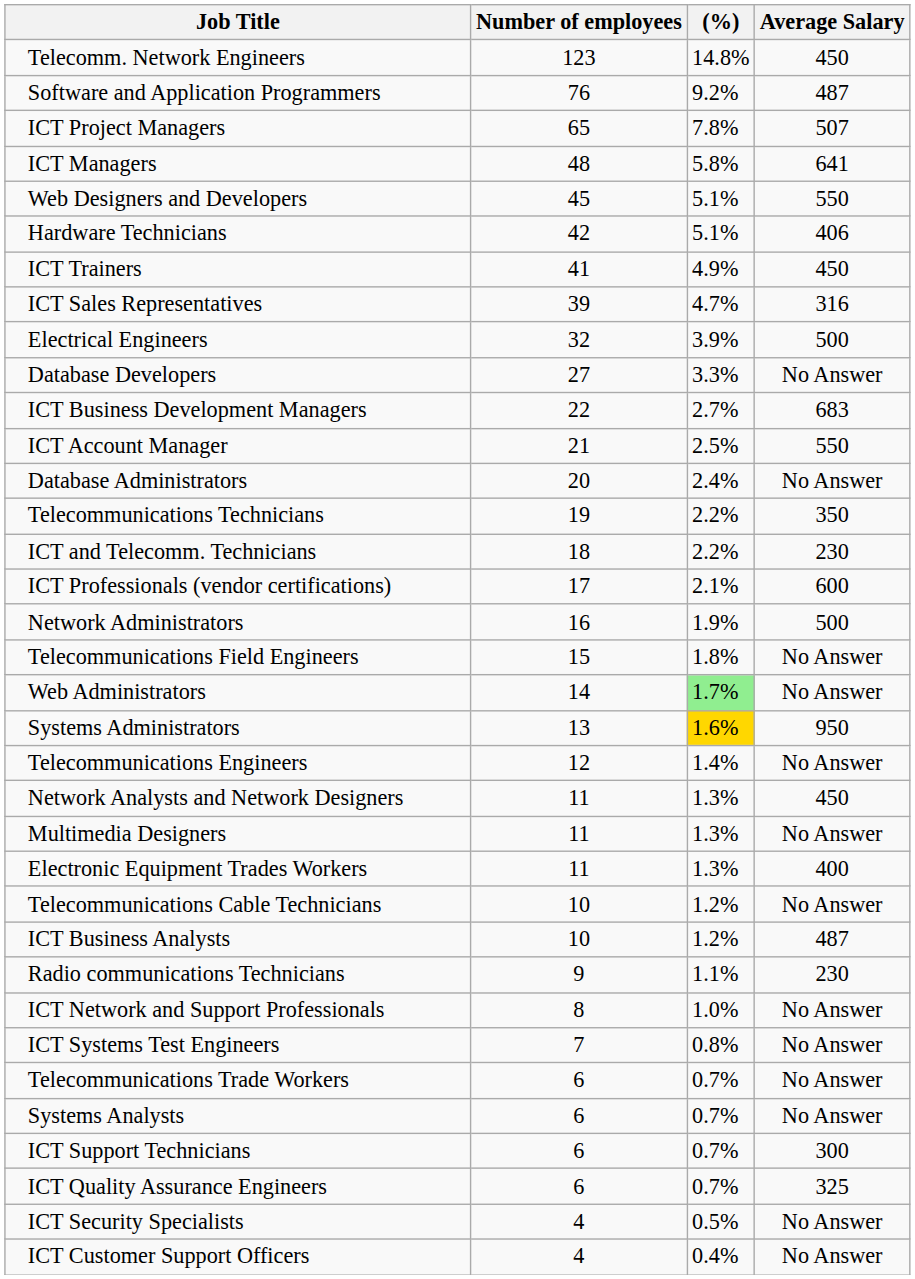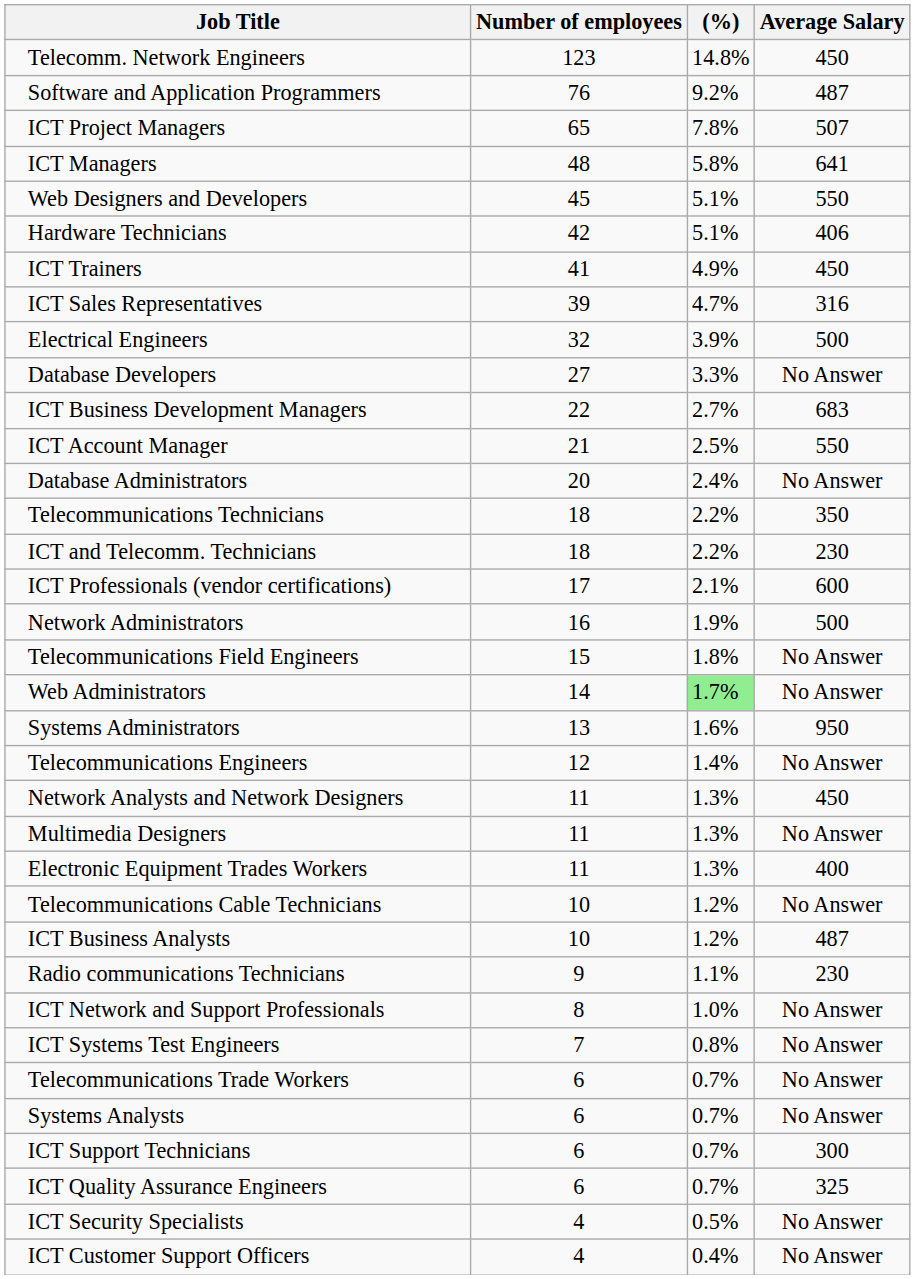(579, 515) 19 -> (579, 515) 18
(715, 727) gold background -> (715, 727) no background
